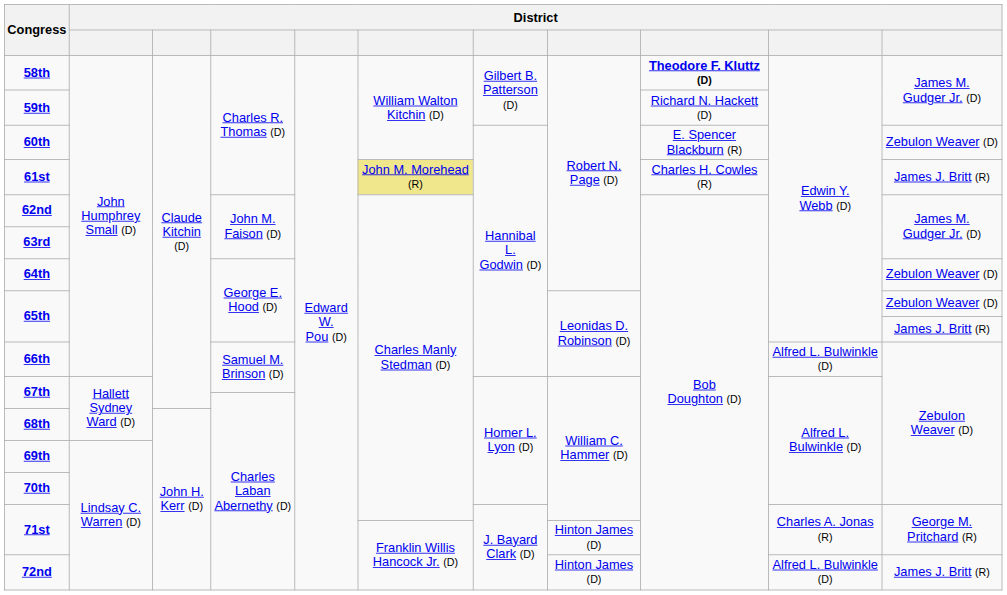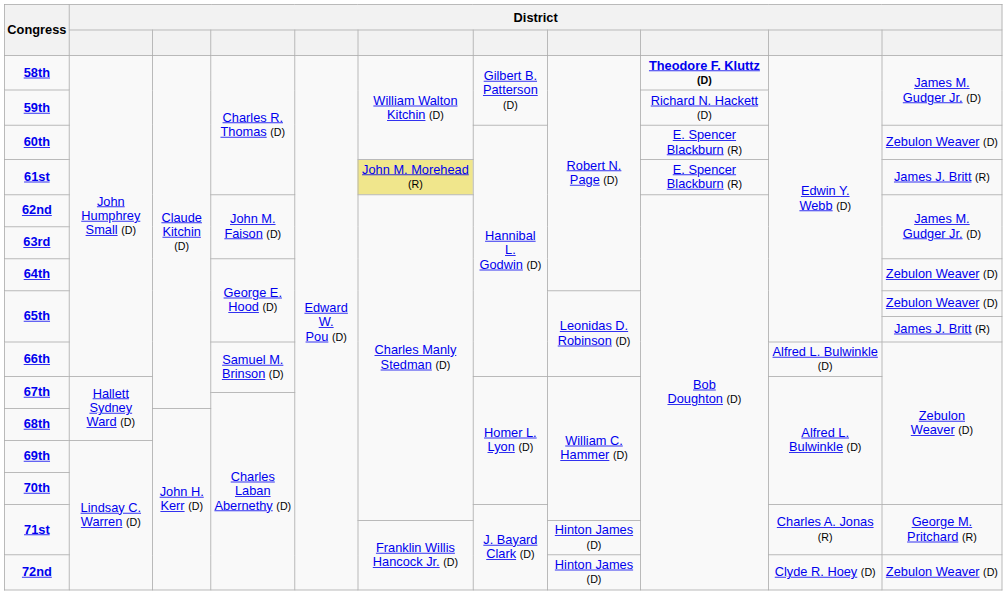(704, 177) Charles H. Cowles (R) -> (704, 177) E. Spencer Blackburn (R)
(825, 572) Alfred L. Bulwinkle (D) -> (825, 572) Clyde R. Hoey (D)
(942, 572) James J. Britt (R) -> (942, 572) Zebulon Weaver (D)
